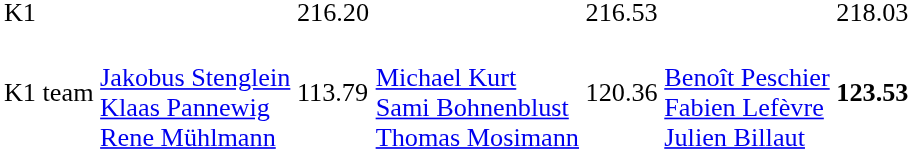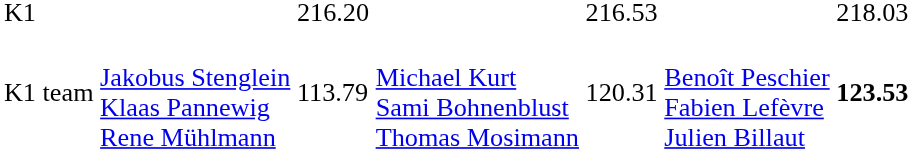(622, 92) 120.36 -> (622, 92) 120.31
